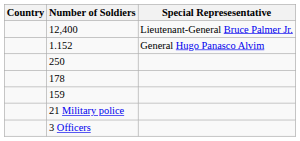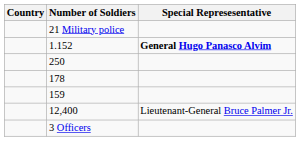rows swapped: (63, 29) <-> (87, 111)
(202, 45) normal -> (206, 45) bold
